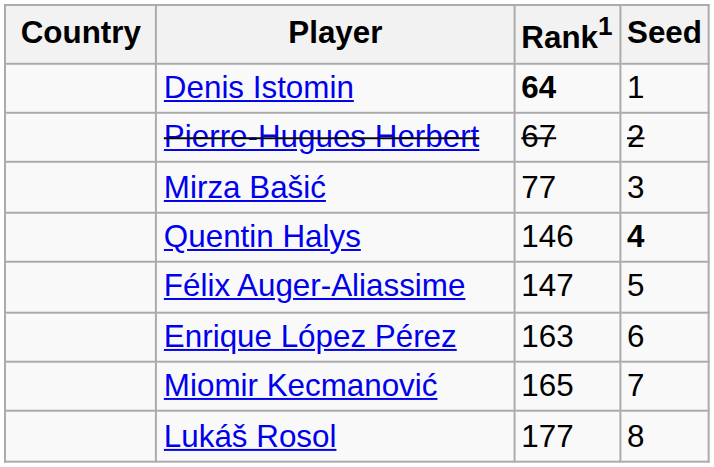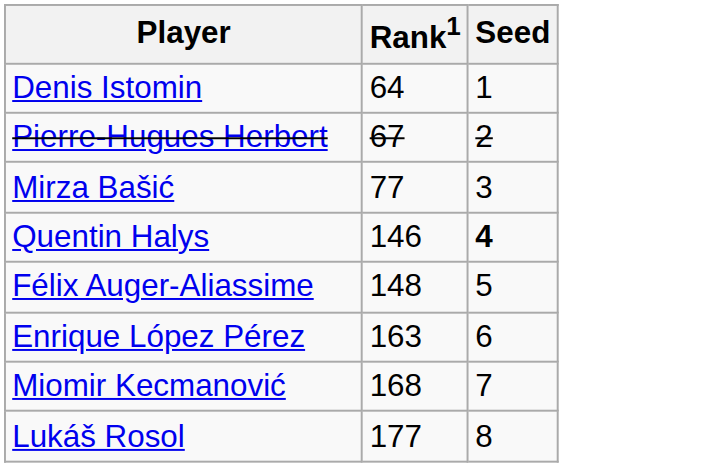- column: (81, 33)
(539, 87) bold -> (387, 87) normal
(547, 286) 147 -> (396, 286) 148
(547, 385) 165 -> (396, 385) 168
